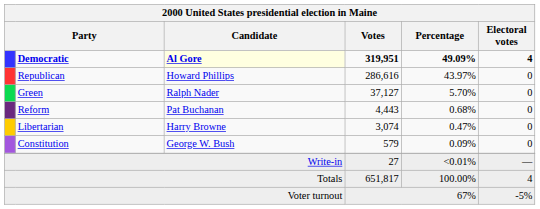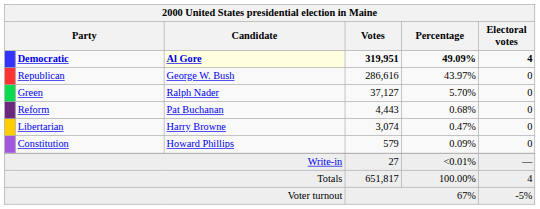(200, 76) Howard Phillips -> (200, 76) George W. Bush
(200, 144) George W. Bush -> (200, 144) Howard Phillips
